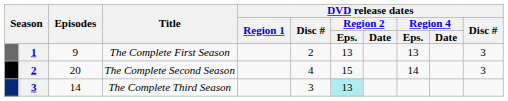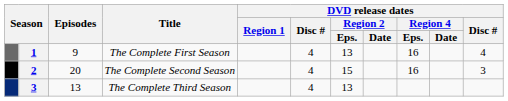(311, 52) 2 -> (311, 52) 4
(413, 52) 13 -> (413, 52) 16
(483, 52) 3 -> (483, 52) 4
(413, 70) 14 -> (413, 70) 16
(75, 87) 14 -> (75, 87) 13
(311, 87) 3 -> (311, 87) 4
(347, 87) paleturquoise background -> (347, 87) no background
